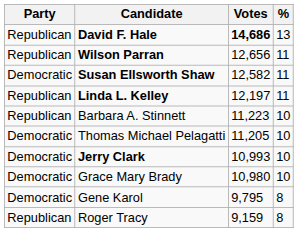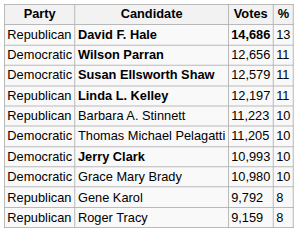(39, 55) Republican -> (40, 55) Democratic
(251, 75) 12,582 -> (251, 75) 12,579
(40, 197) Democratic -> (39, 197) Republican
(247, 197) 9,795 -> (247, 197) 9,792
